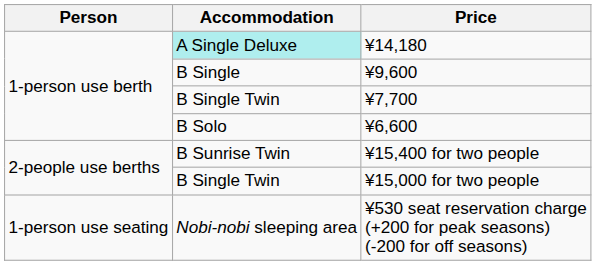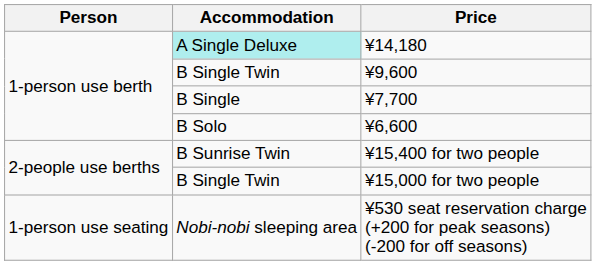(208, 72) B Single -> (228, 72) B Single Twin
(228, 99) B Single Twin -> (208, 99) B Single
